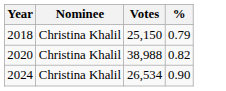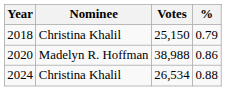(80, 55) Christina Khalil -> (94, 55) Madelyn R. Hoffman
(179, 55) 0.82 -> (207, 55) 0.86
(179, 75) 0.90 -> (207, 75) 0.88
